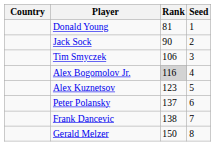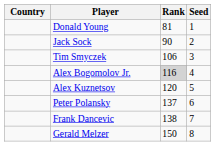(170, 88) 123 -> (170, 88) 120
